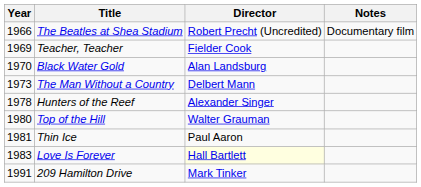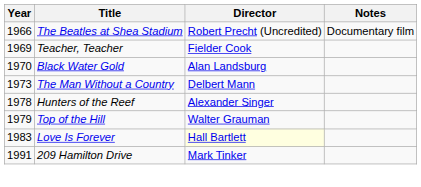(19, 119) 1980 -> (19, 119) 1979
- row: (57, 137)
